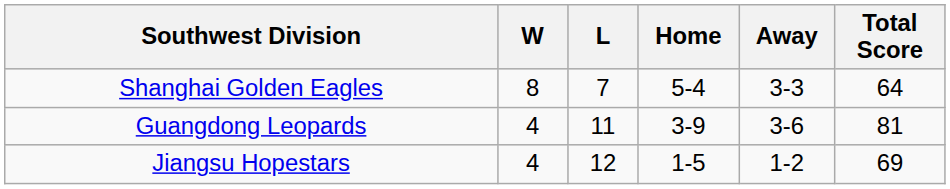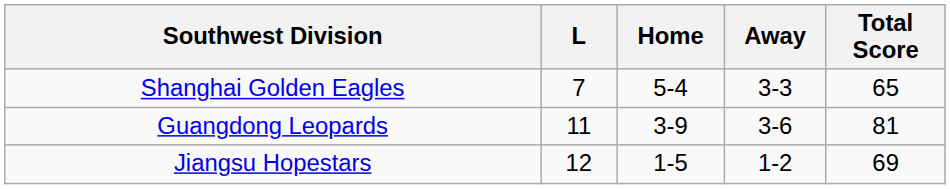- column: (533, 36)
(890, 88) 64 -> (886, 88) 65
